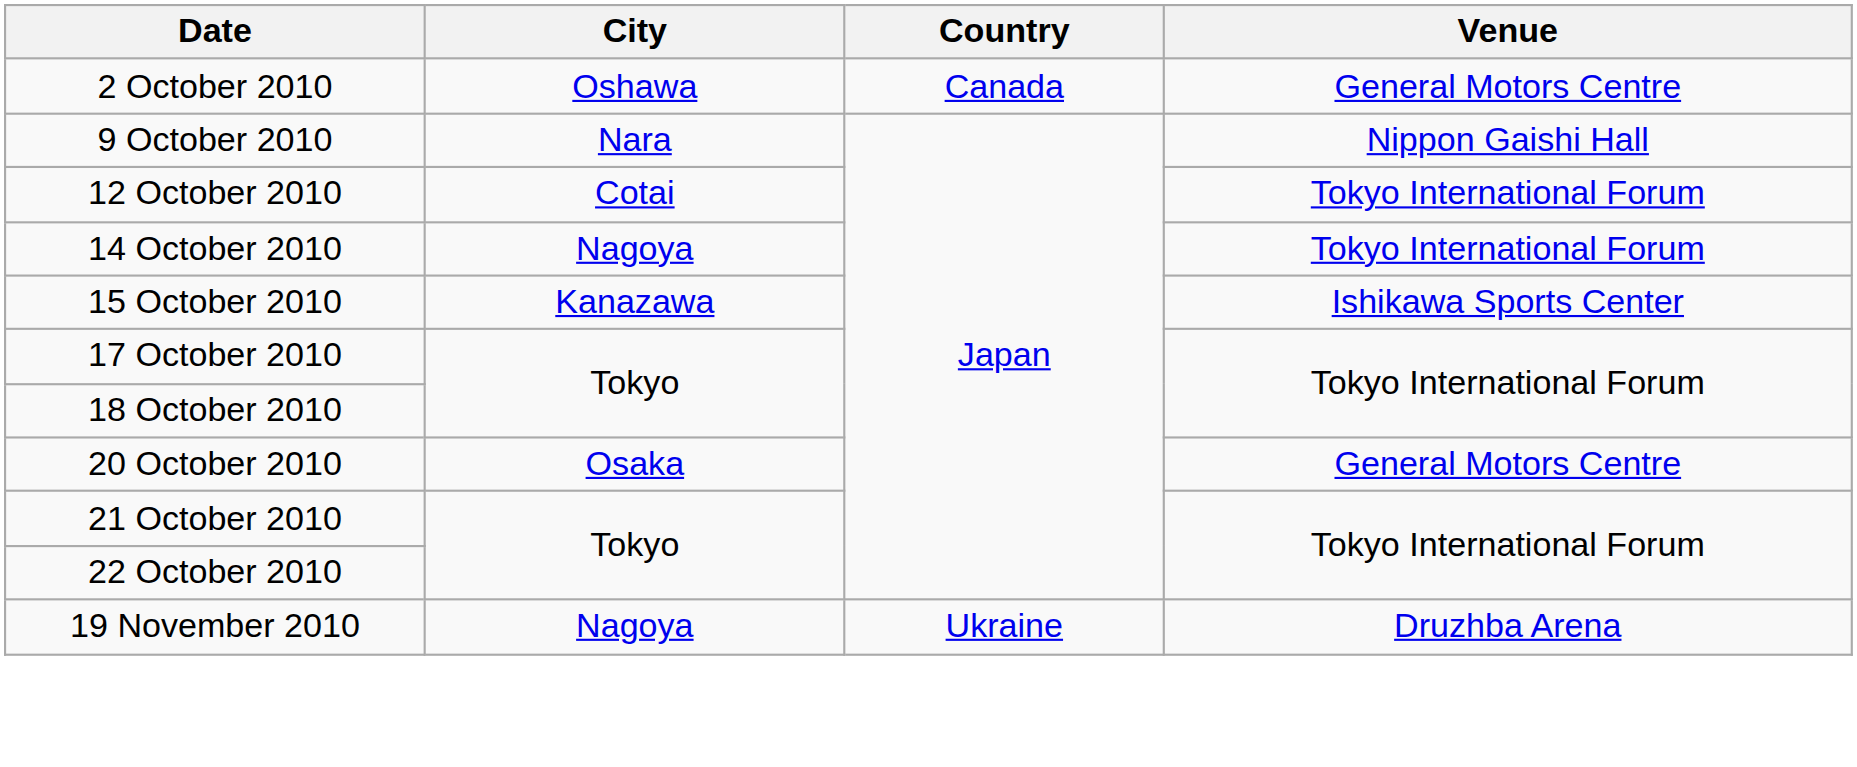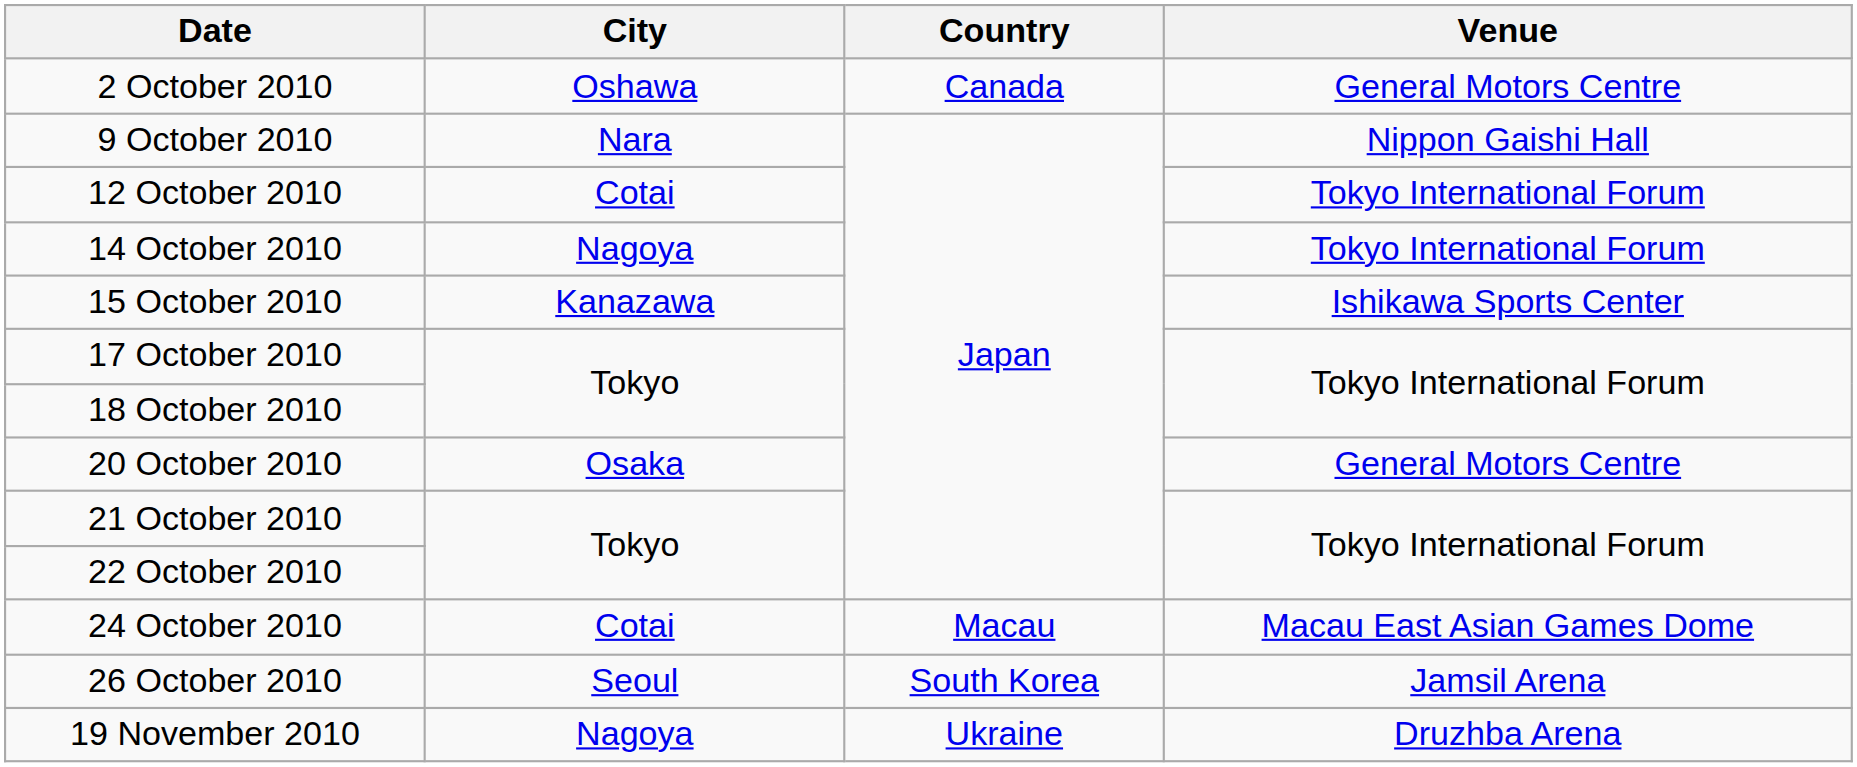+ row: (215, 626)
+ row: (215, 680)
